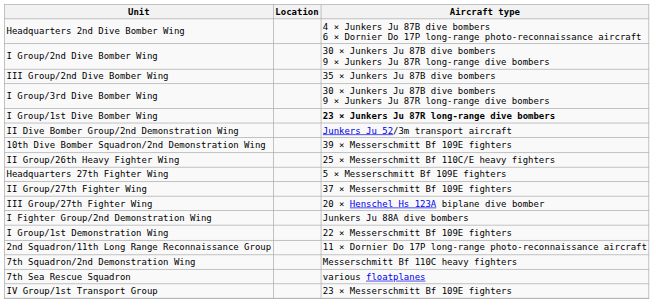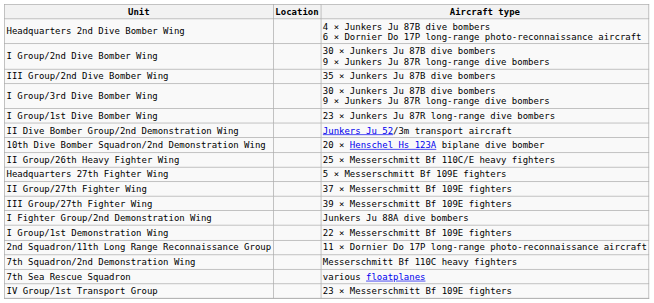(439, 116) bold -> (439, 116) normal
(417, 145) 39 × Messerschmitt Bf 109E fighters -> (434, 145) 20 × Henschel Hs 123A biplane dive bomber
(434, 204) 20 × Henschel Hs 123A biplane dive bomber -> (417, 204) 39 × Messerschmitt Bf 109E fighters
